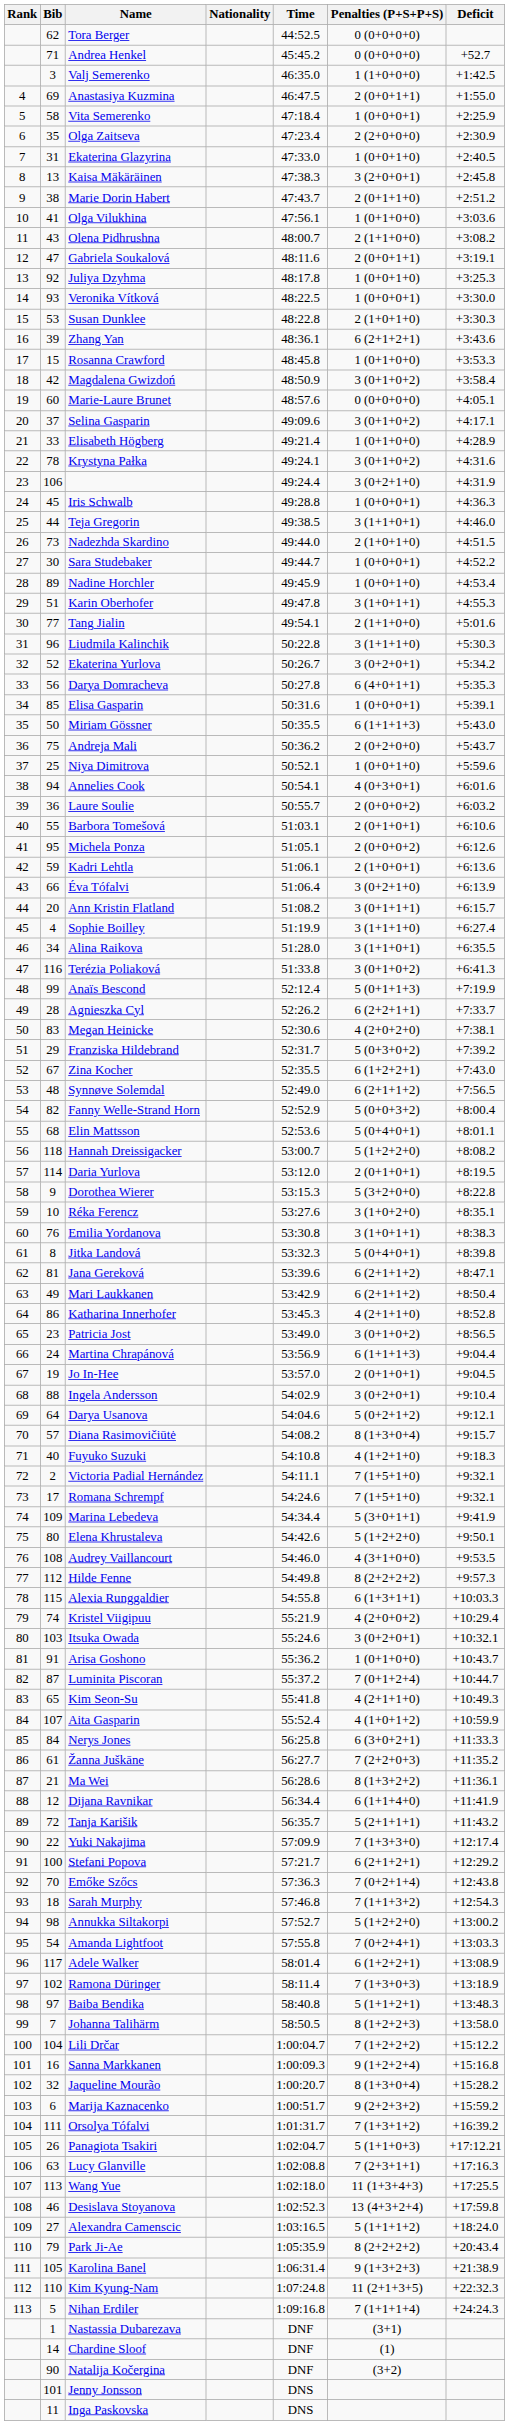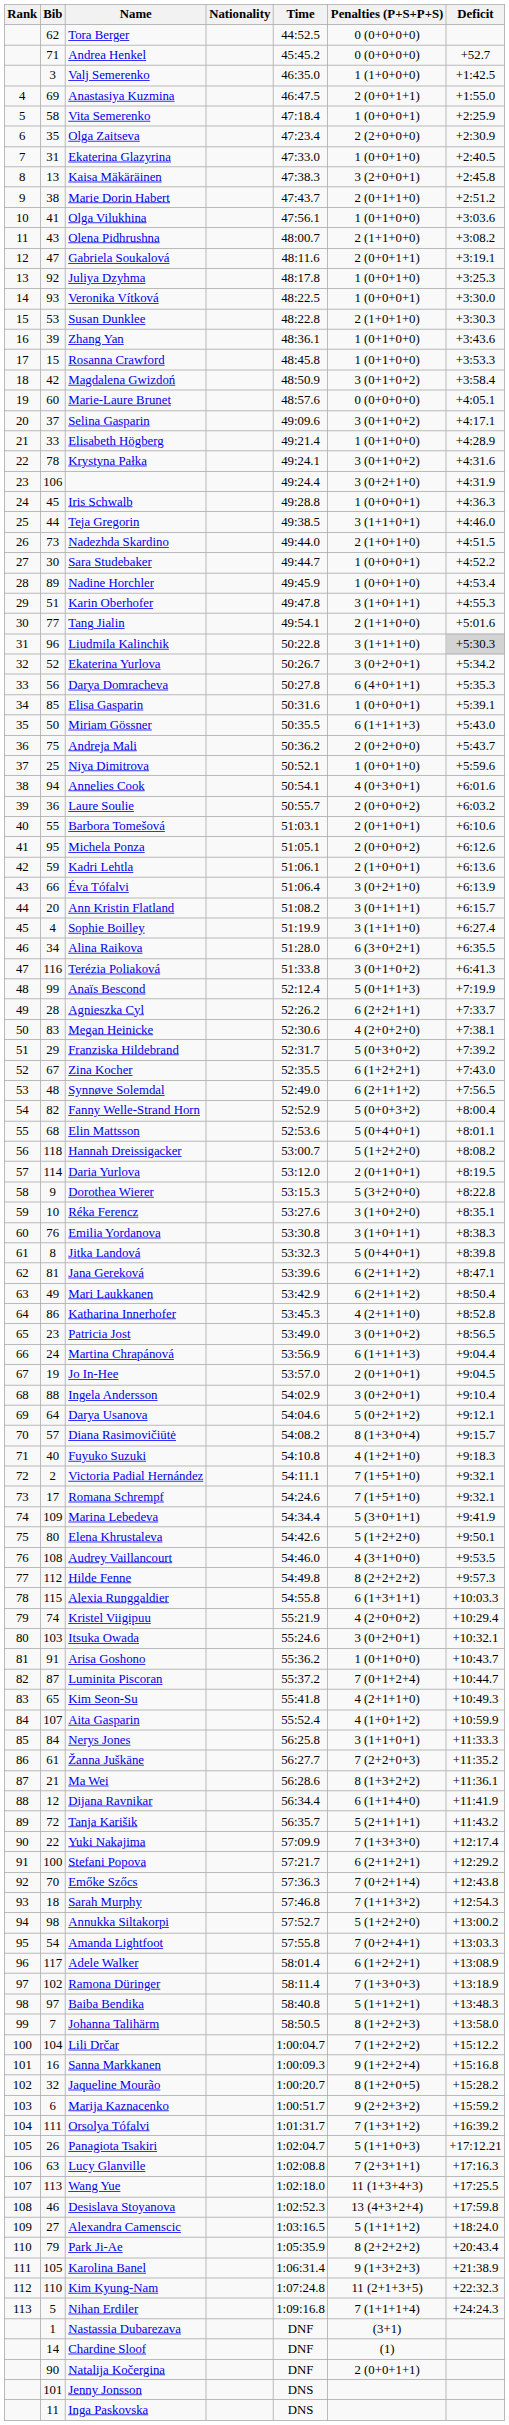(387, 339) 6 (2+1+2+1) -> (387, 339) 1 (0+1+0+0)
(475, 643) no background -> (475, 643) lightgrey background
(387, 948) 3 (1+1+0+1) -> (387, 948) 6 (3+0+2+1)
(387, 1740) 6 (3+0+2+1) -> (387, 1740) 3 (1+1+0+1)
(387, 2085) 8 (1+3+0+4) -> (387, 2085) 8 (1+2+0+5)
(387, 2369) (3+2) -> (387, 2369) 2 (0+0+1+1)
